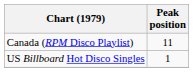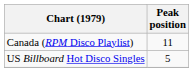(168, 59) 1 -> (168, 59) 5
